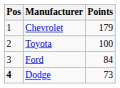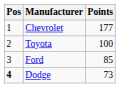(106, 28) 179 -> (106, 28) 177
(108, 59) 84 -> (108, 59) 85
